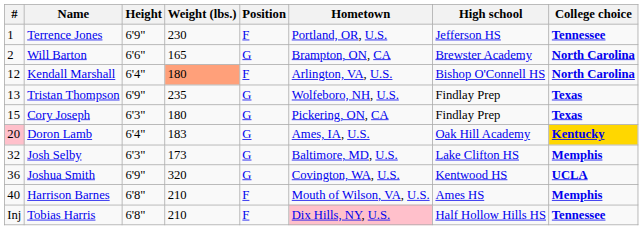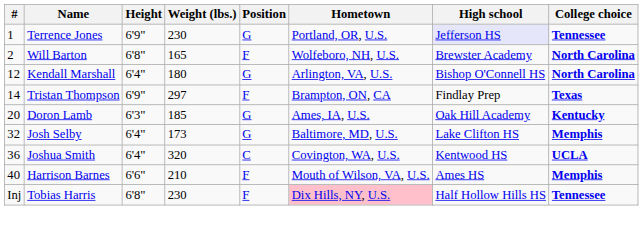(246, 34) F -> (247, 34) G
(468, 34) no background -> (468, 34) lavender background
(135, 54) 6'6" -> (135, 54) 6'8"
(247, 54) G -> (246, 54) F
(341, 54) Brampton, ON, CA -> (345, 54) Wolfeboro, NH, U.S.
(177, 74) lightsalmon background -> (177, 74) no background
(246, 74) F -> (247, 74) G
(14, 94) 13 -> (14, 94) 14
(177, 94) 235 -> (177, 94) 297
(247, 94) G -> (246, 94) F
(345, 94) Wolfeboro, NH, U.S. -> (341, 94) Brampton, ON, CA
- row: (59, 114)
(14, 134) pink background -> (14, 114) no background
(135, 134) 6'4" -> (135, 114) 6'3"
(177, 134) 183 -> (177, 114) 185
(578, 134) gold background -> (578, 114) no background
(135, 154) 6'3" -> (135, 134) 6'4"
(135, 174) 6'9" -> (135, 154) 6'4"
(247, 174) G -> (247, 154) C
(135, 194) 6'8" -> (135, 174) 6'6"
(177, 214) 210 -> (177, 194) 230
